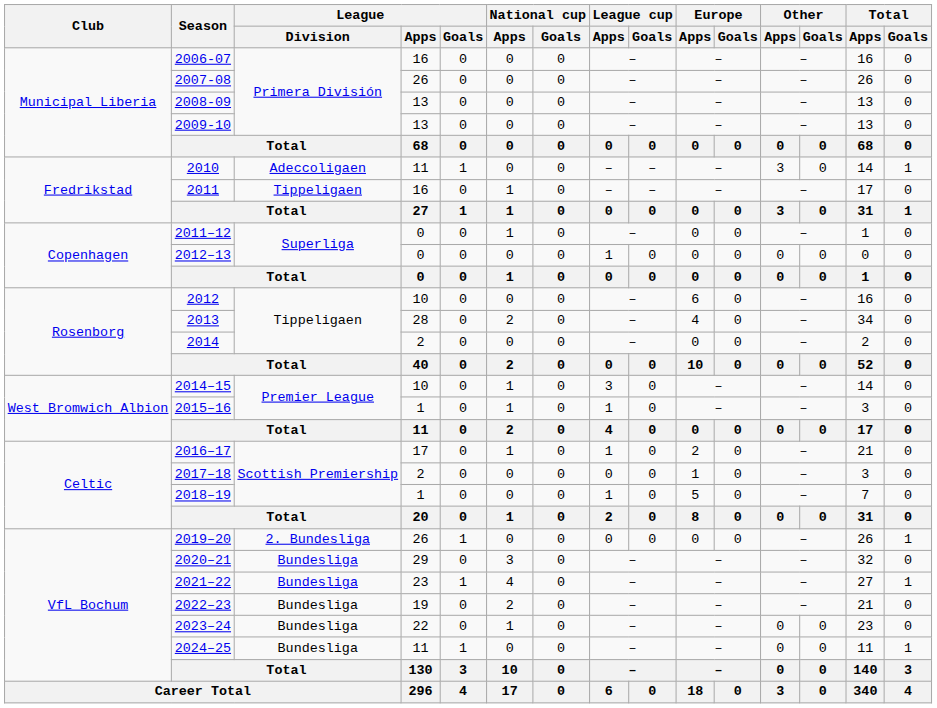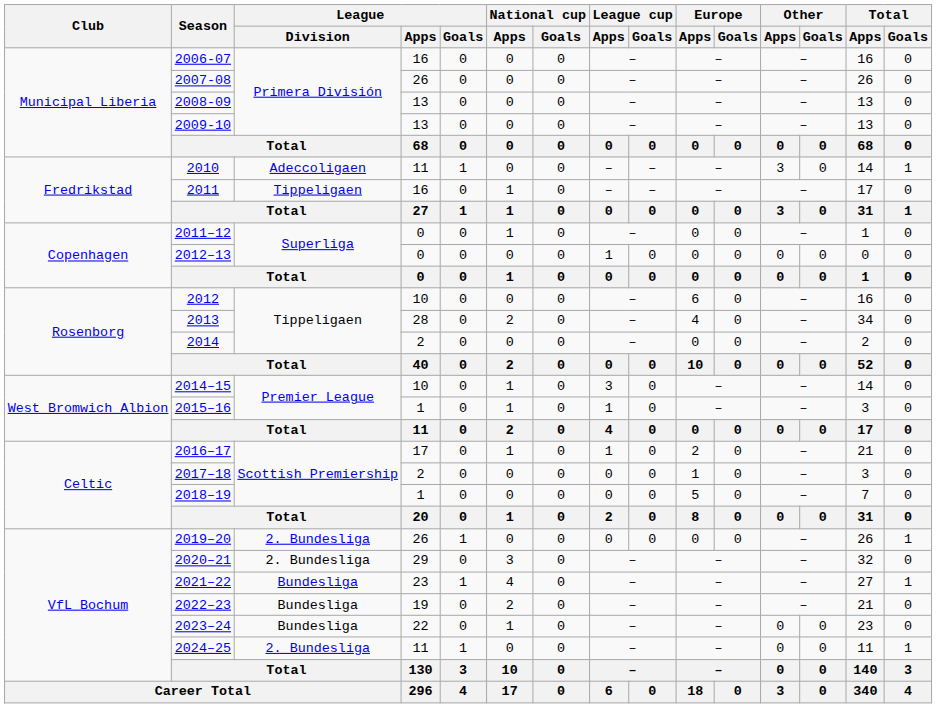(609, 496) 1 -> (609, 496) 0
(318, 561) Bundesliga -> (318, 561) 2. Bundesliga
(318, 648) Bundesliga -> (318, 648) 2. Bundesliga
